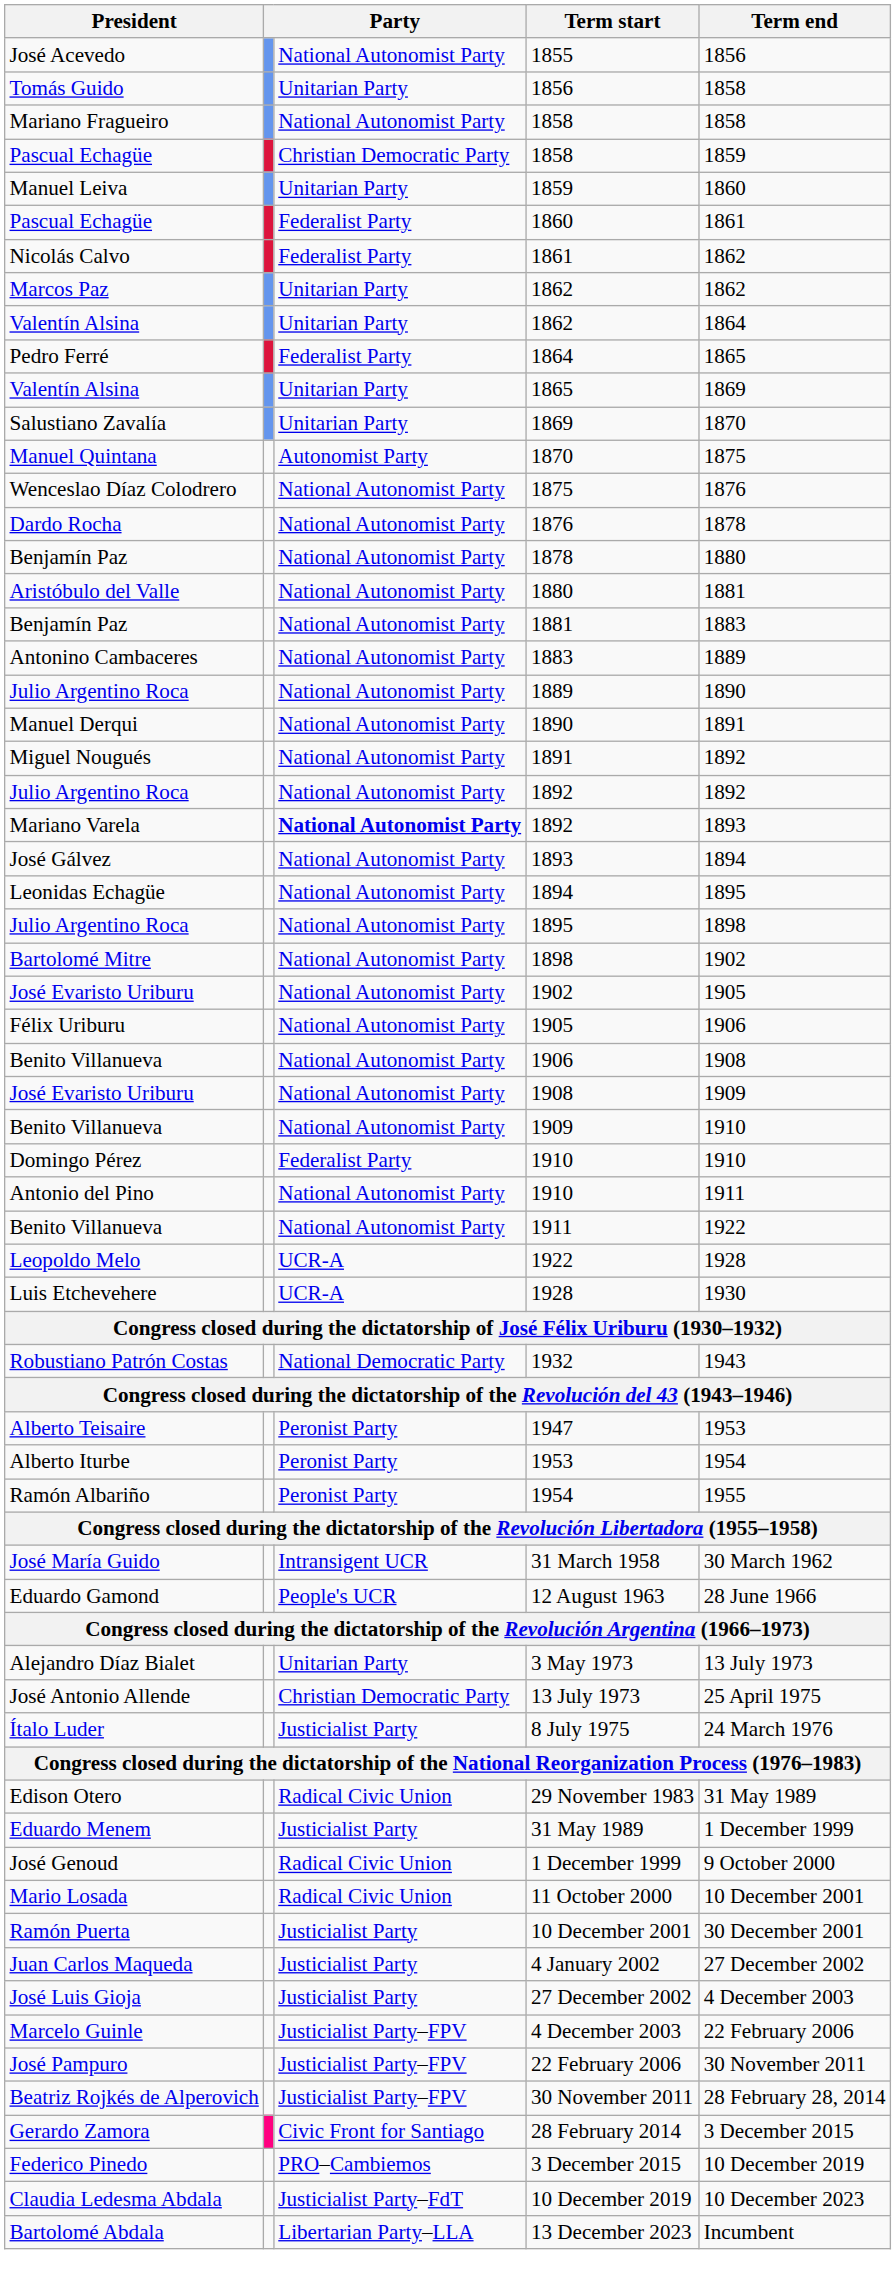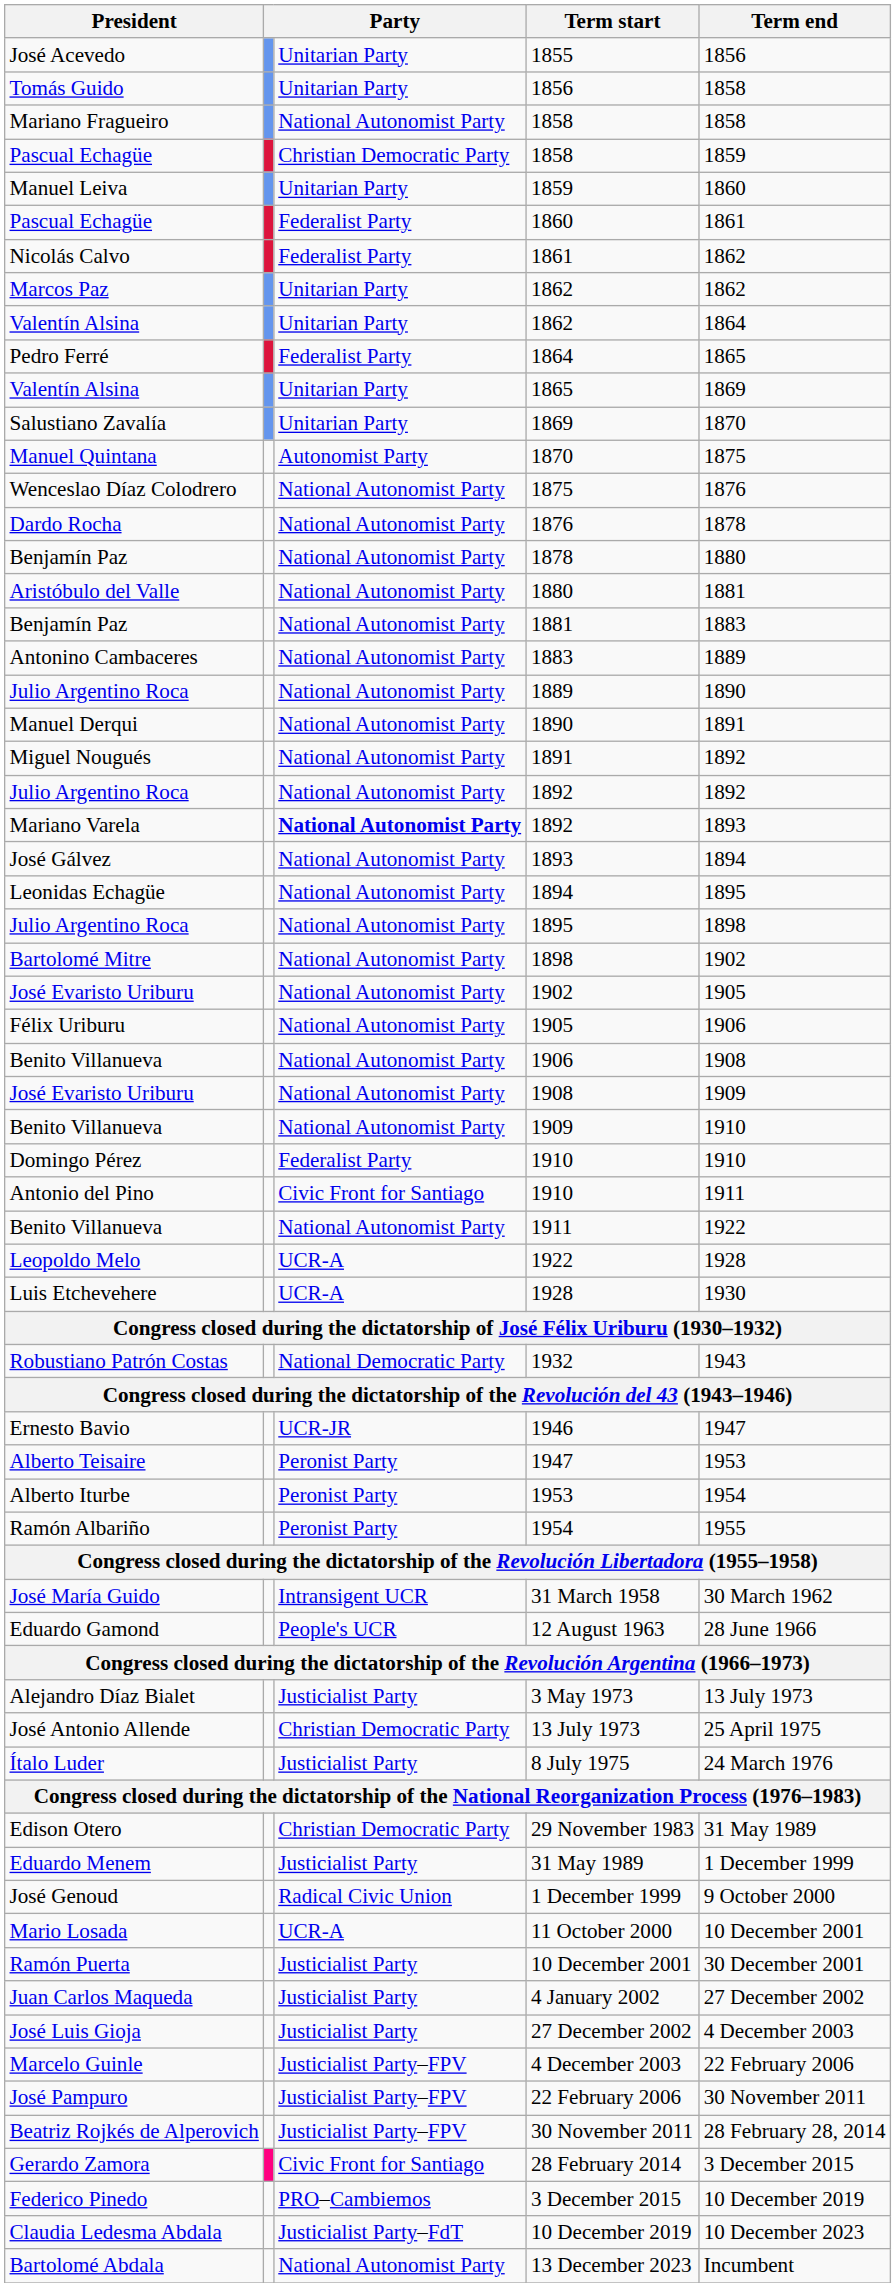(391, 54) National Autonomist Party -> (343, 54) Unitarian Party
(391, 1193) National Autonomist Party -> (381, 1193) Civic Front for Santiago
+ row: (70, 1428)
(343, 1662) Unitarian Party -> (348, 1695) Justicialist Party
(365, 1796) Radical Civic Union -> (394, 1829) Christian Democratic Party
(365, 1896) Radical Civic Union -> (311, 1930) UCR-A
(376, 2231) Libertarian Party–LLA -> (391, 2265) National Autonomist Party
